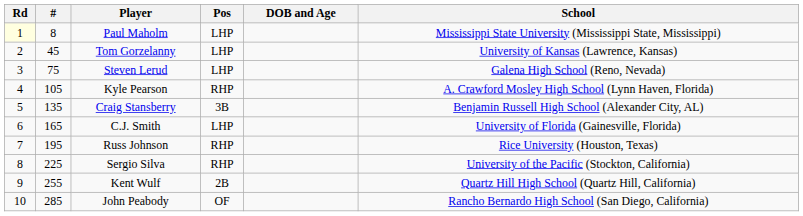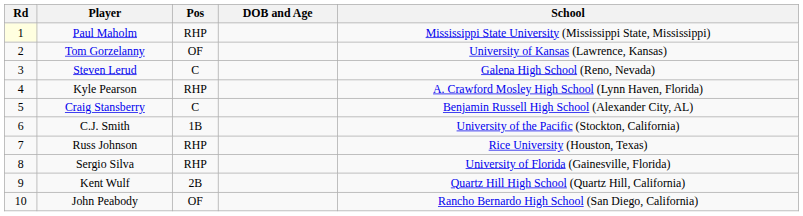- column: (53, 13)
(222, 32) LHP -> (195, 32) RHP
(222, 51) LHP -> (195, 51) OF
(222, 70) LHP -> (195, 70) C
(222, 107) 3B -> (195, 107) C
(222, 126) LHP -> (195, 126) 1B
(578, 126) University of Florida (Gainesville, Florida) -> (568, 126) University of the Pacific (Stockton, California)
(578, 164) University of the Pacific (Stockton, California) -> (568, 164) University of Florida (Gainesville, Florida)
